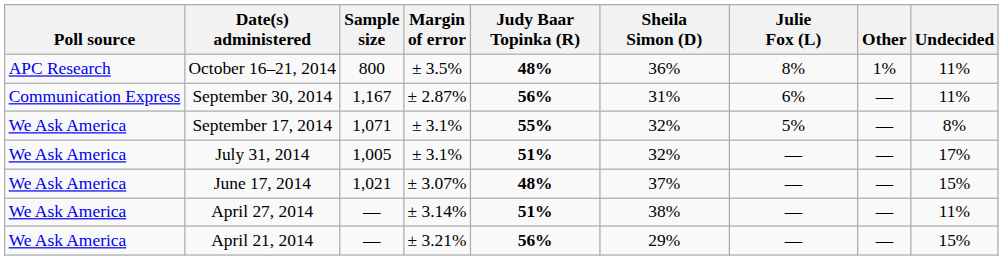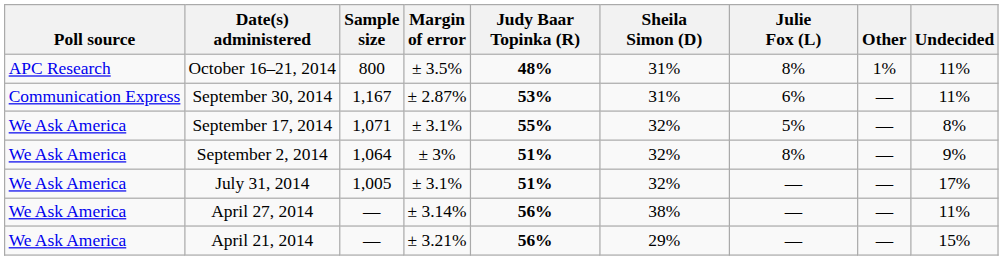(664, 68) 36% -> (664, 68) 31%
(535, 97) 56% -> (535, 97) 53%
+ row: (262, 154)
- row: (262, 183)
(535, 212) 51% -> (535, 212) 56%
